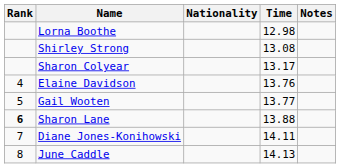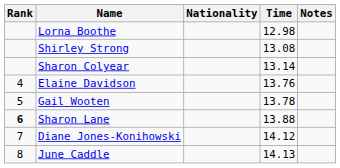(279, 66) 13.17 -> (279, 66) 13.14
(279, 101) 13.77 -> (279, 101) 13.78
(279, 136) 14.11 -> (279, 136) 14.12
